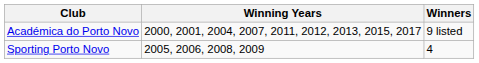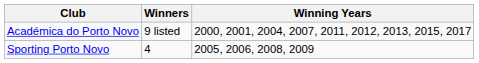columns swapped: (449, 13) <-> (283, 13)
